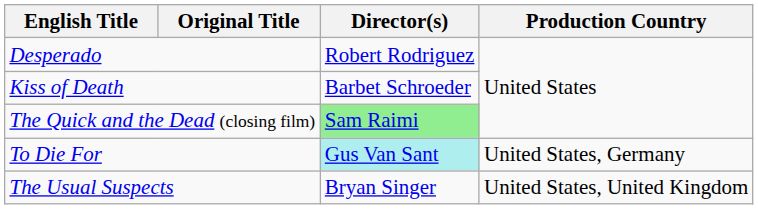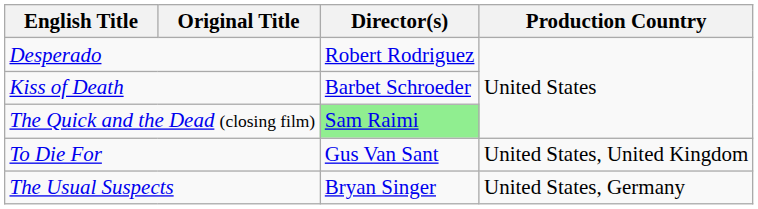(382, 154) paleturquoise background -> (382, 154) no background
(584, 154) United States, Germany -> (616, 154) United States, United Kingdom
(616, 187) United States, United Kingdom -> (584, 187) United States, Germany
